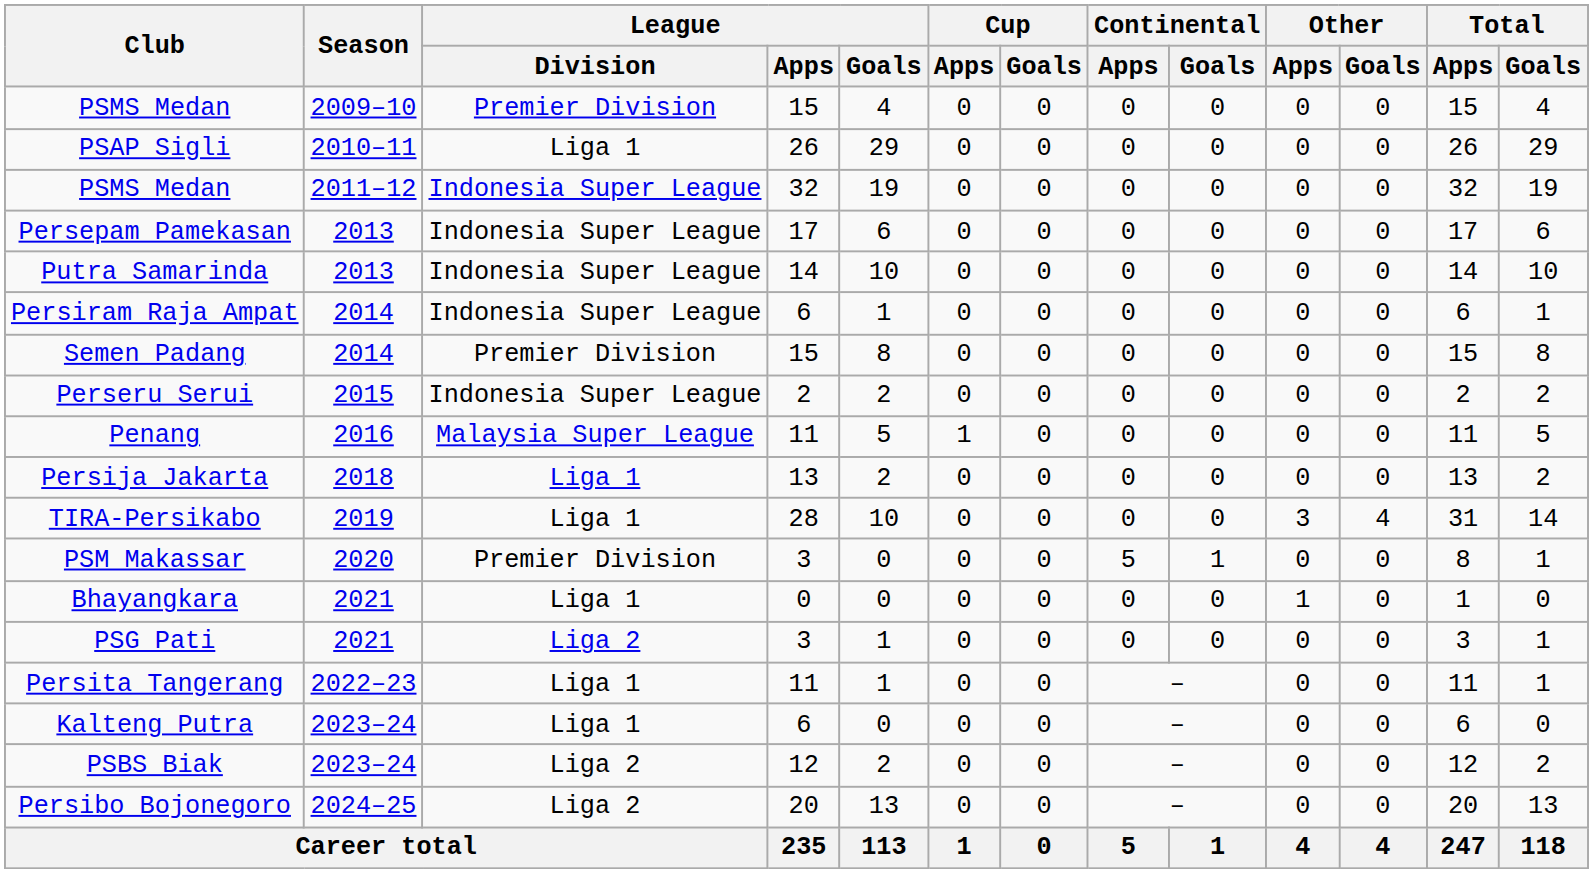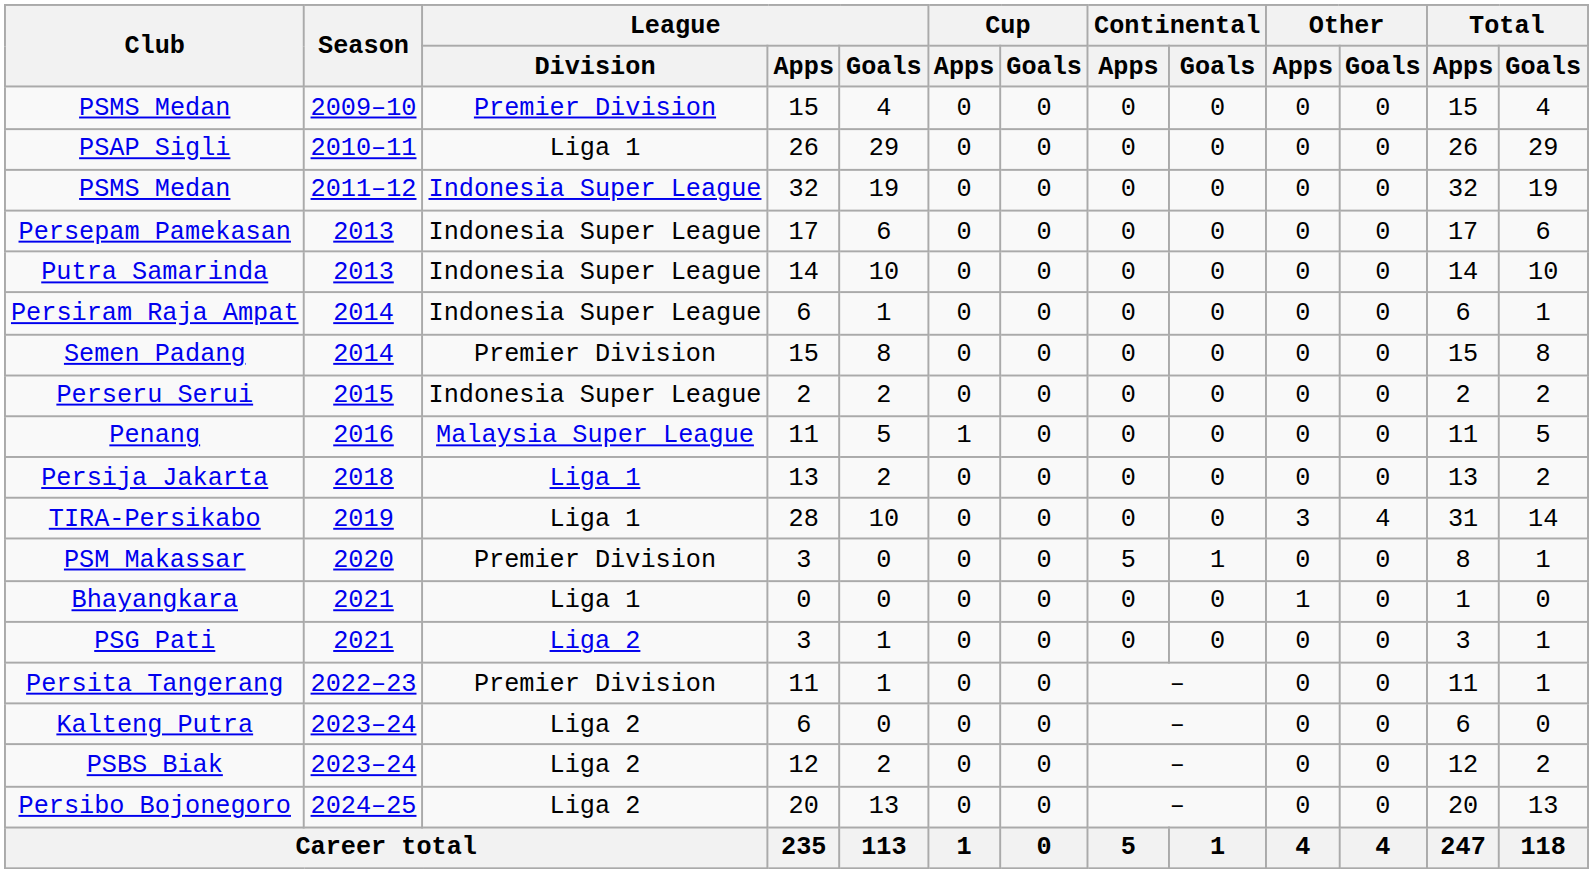(595, 683) Liga 1 -> (595, 683) Premier Division
(595, 724) Liga 1 -> (595, 724) Liga 2
